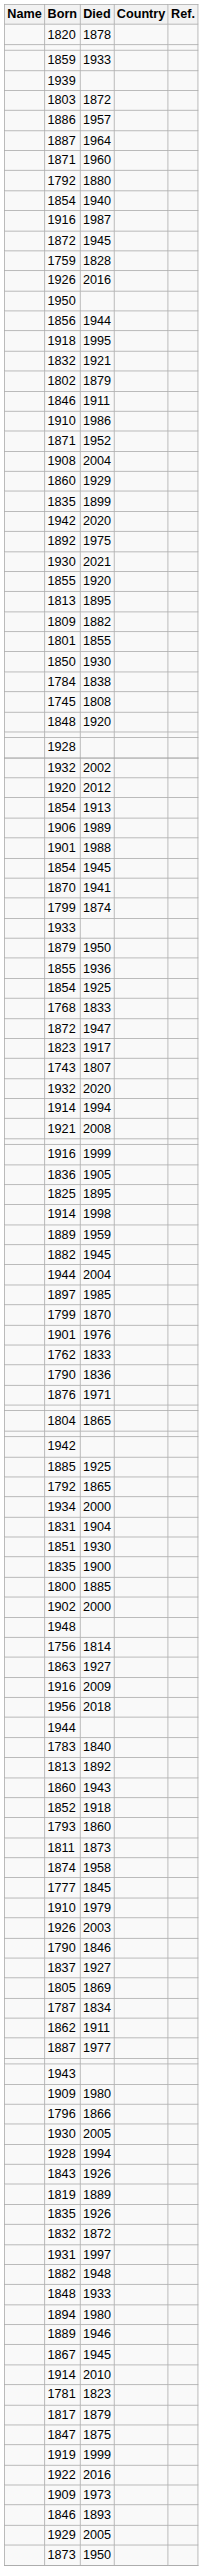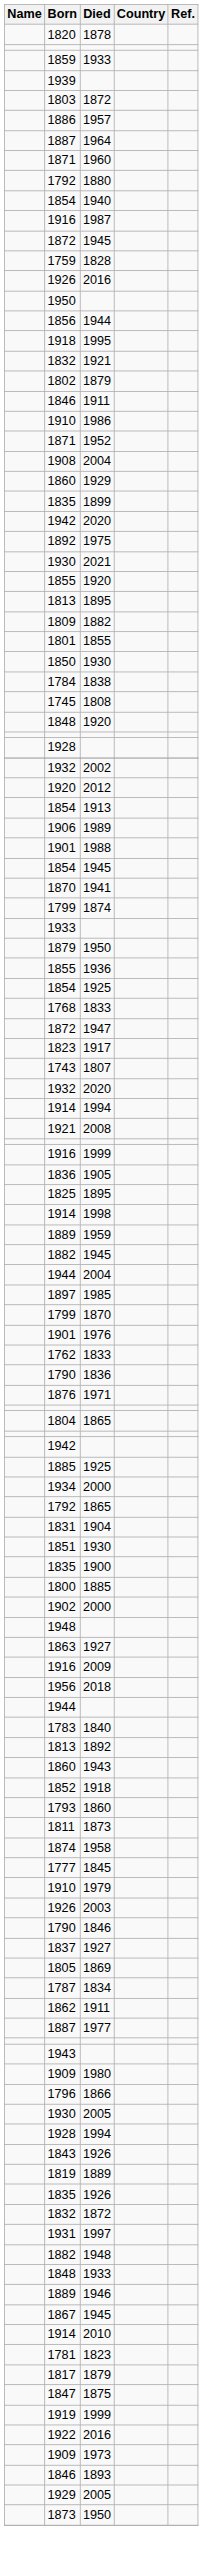rows swapped: (62, 1486) <-> (62, 1507)
- row: (62, 1647)
- row: (62, 2314)
